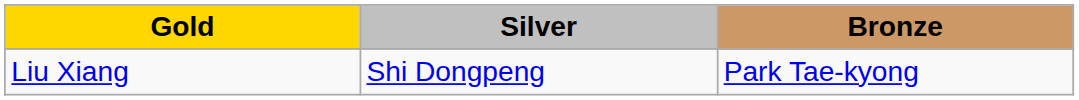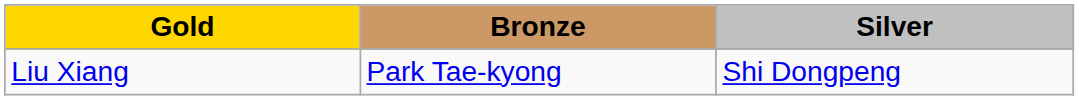columns swapped: (539, 26) <-> (895, 26)
